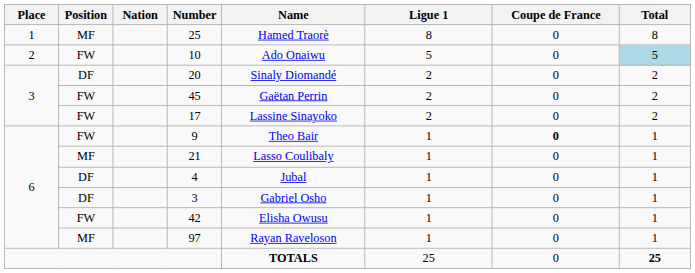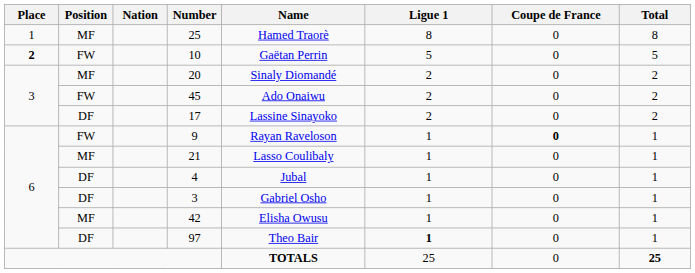(32, 55) normal -> (32, 55) bold
(293, 55) Ado Onaiwu -> (293, 55) Gaëtan Perrin
(655, 55) lightblue background -> (655, 55) no background
(86, 75) DF -> (86, 75) MF
(293, 96) Gaëtan Perrin -> (293, 96) Ado Onaiwu
(86, 116) FW -> (86, 116) DF
(293, 136) Theo Bair -> (293, 136) Rayan Raveloson
(86, 217) FW -> (86, 217) MF
(86, 238) MF -> (86, 238) DF
(293, 238) Rayan Raveloson -> (293, 238) Theo Bair
(429, 238) normal -> (429, 238) bold
